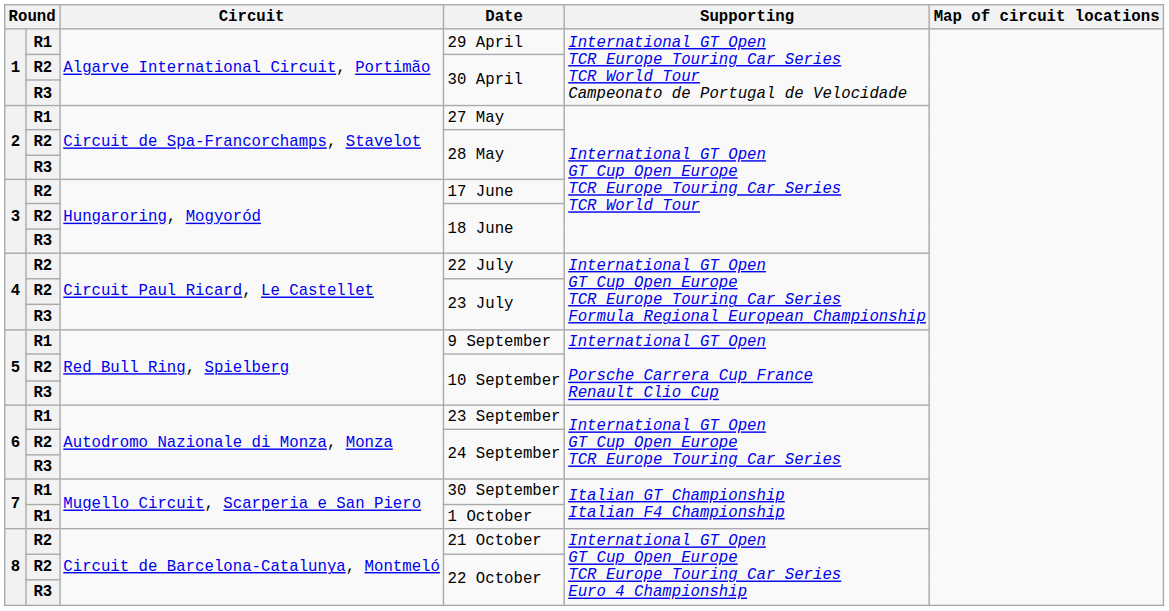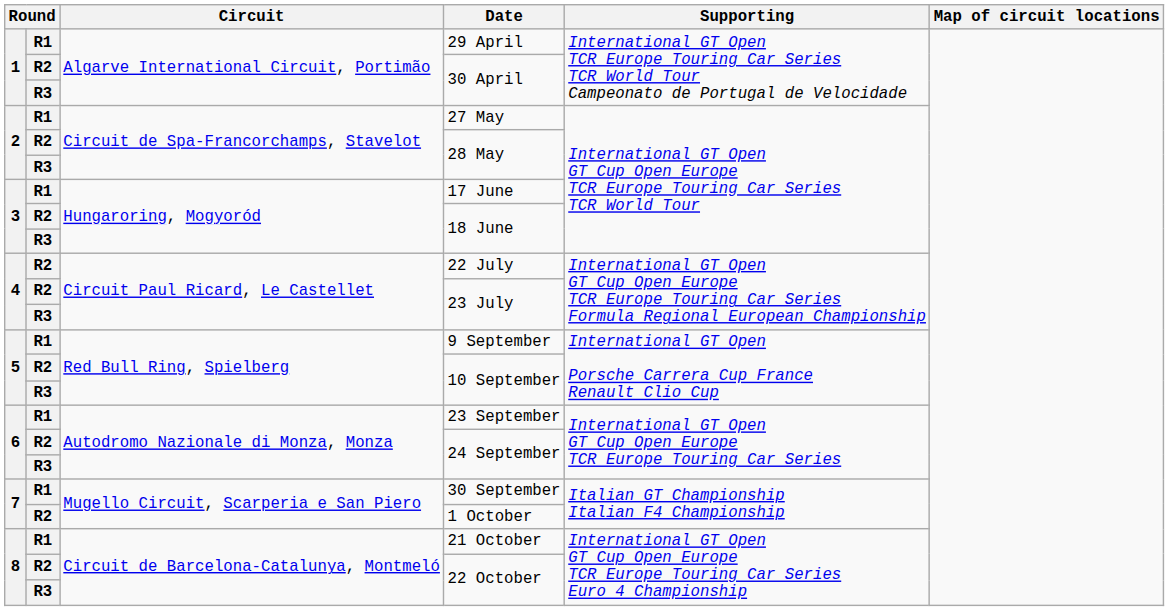(43, 192) R2 -> (43, 192) R1
(43, 517) R1 -> (43, 517) R2
(43, 541) R2 -> (43, 541) R1
